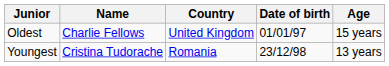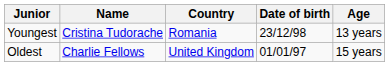rows swapped: (32, 52) <-> (24, 33)
